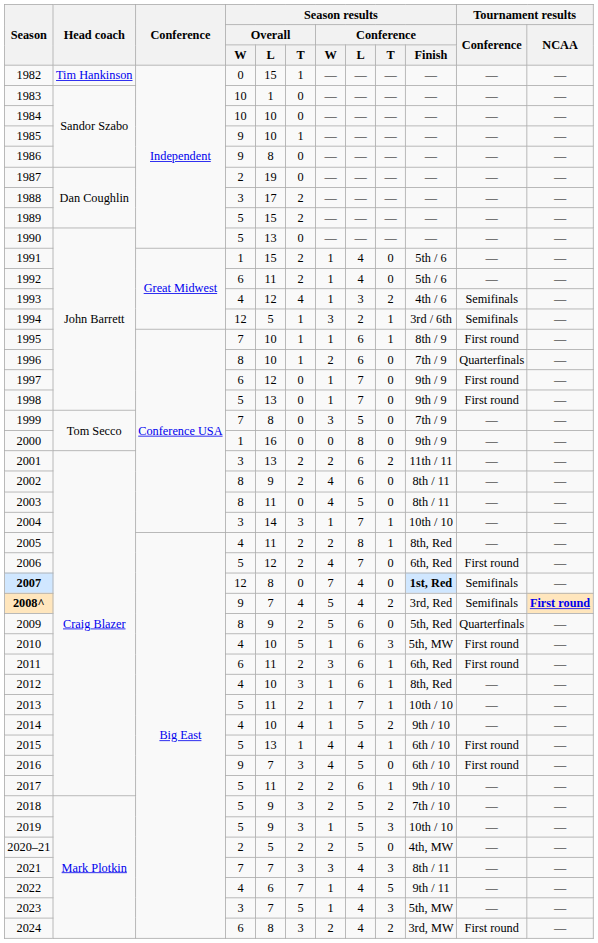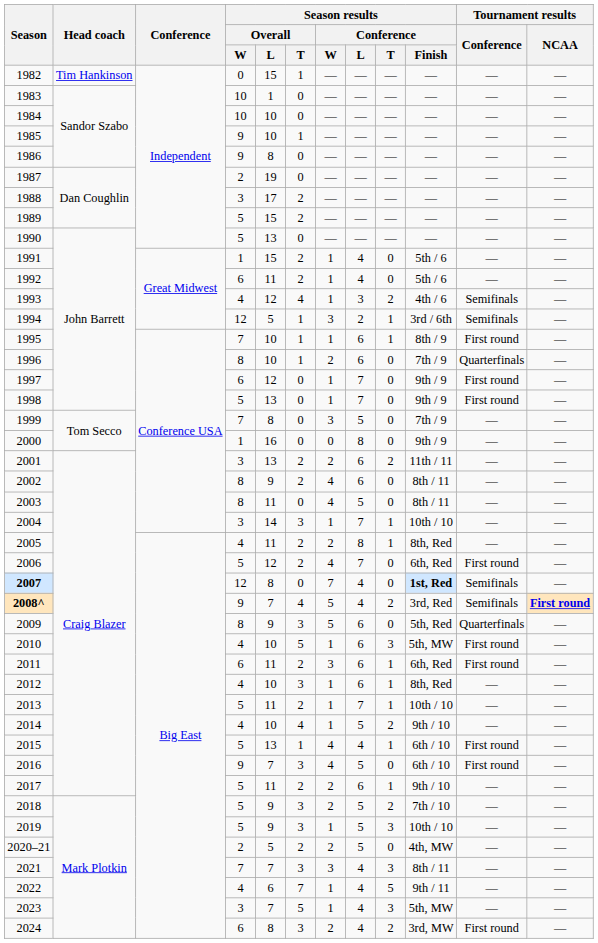(301, 623) 2 -> (301, 623) 3
